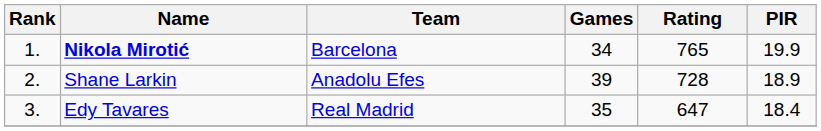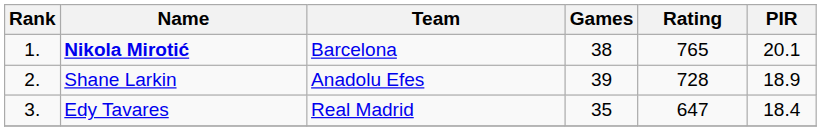(602, 49) 34 -> (602, 49) 38
(782, 49) 19.9 -> (782, 49) 20.1
